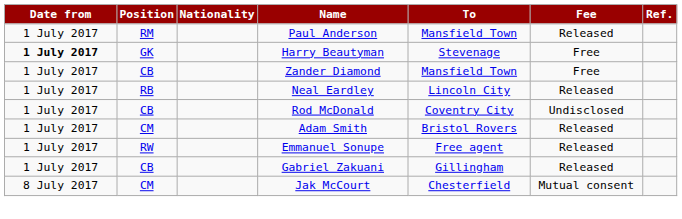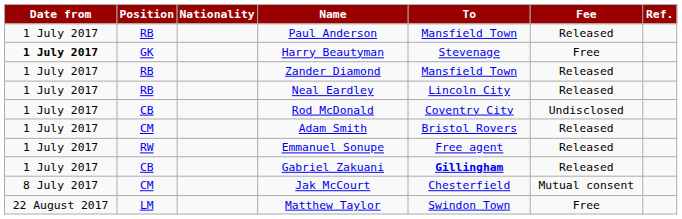(147, 33) RM -> (147, 33) RB
(147, 71) CB -> (147, 71) RB
(586, 71) Free -> (586, 71) Released
(469, 166) normal -> (469, 166) bold
+ row: (333, 204)
